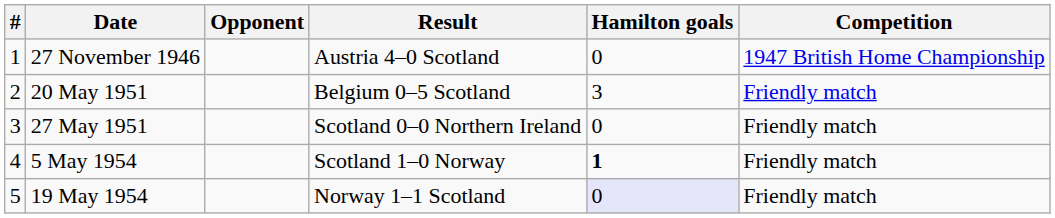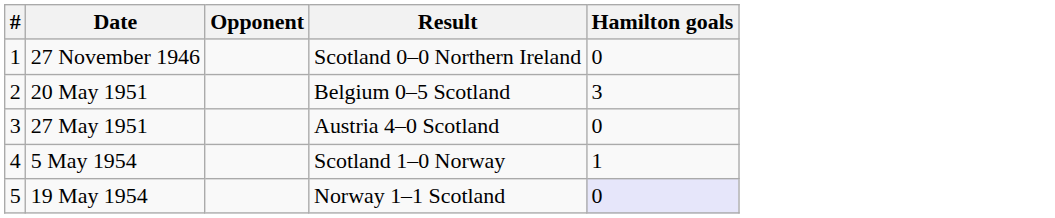- column: (894, 21)
(407, 56) Austria 4–0 Scotland -> (448, 56) Scotland 0–0 Northern Ireland
(448, 126) Scotland 0–0 Northern Ireland -> (407, 126) Austria 4–0 Scotland
(597, 160) bold -> (597, 160) normal
